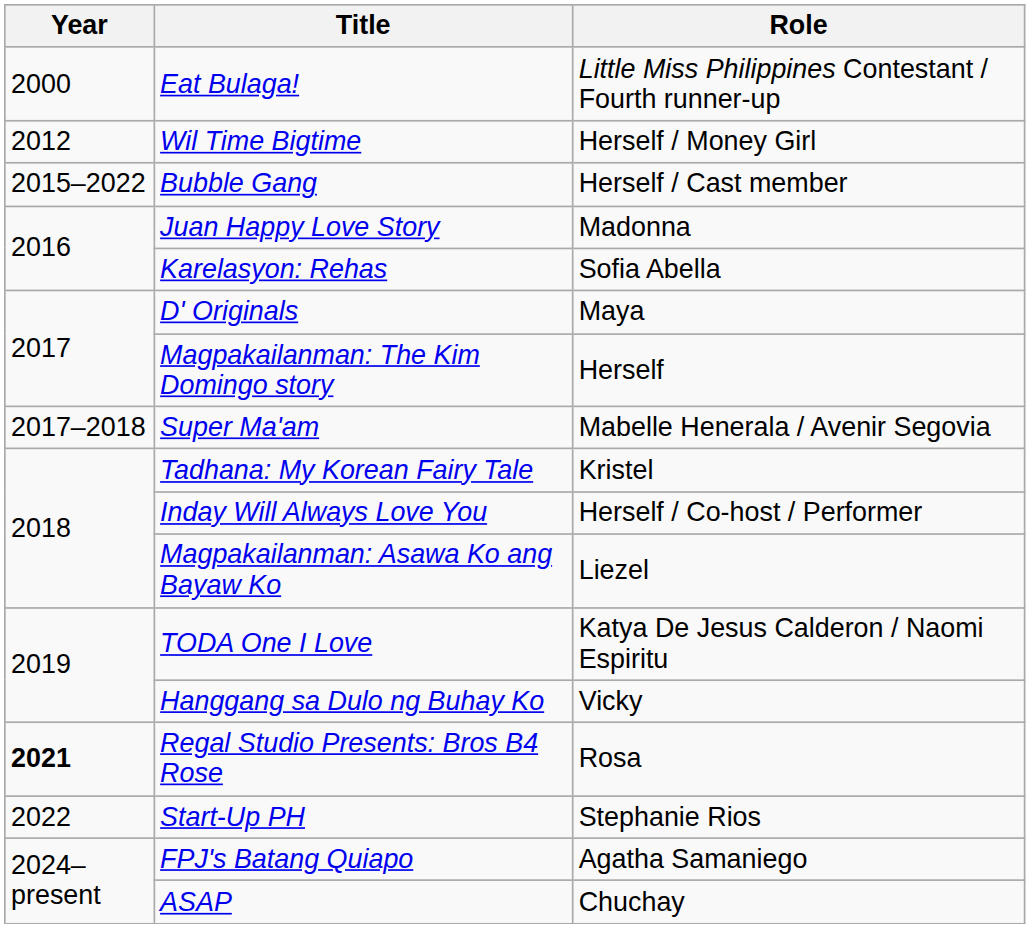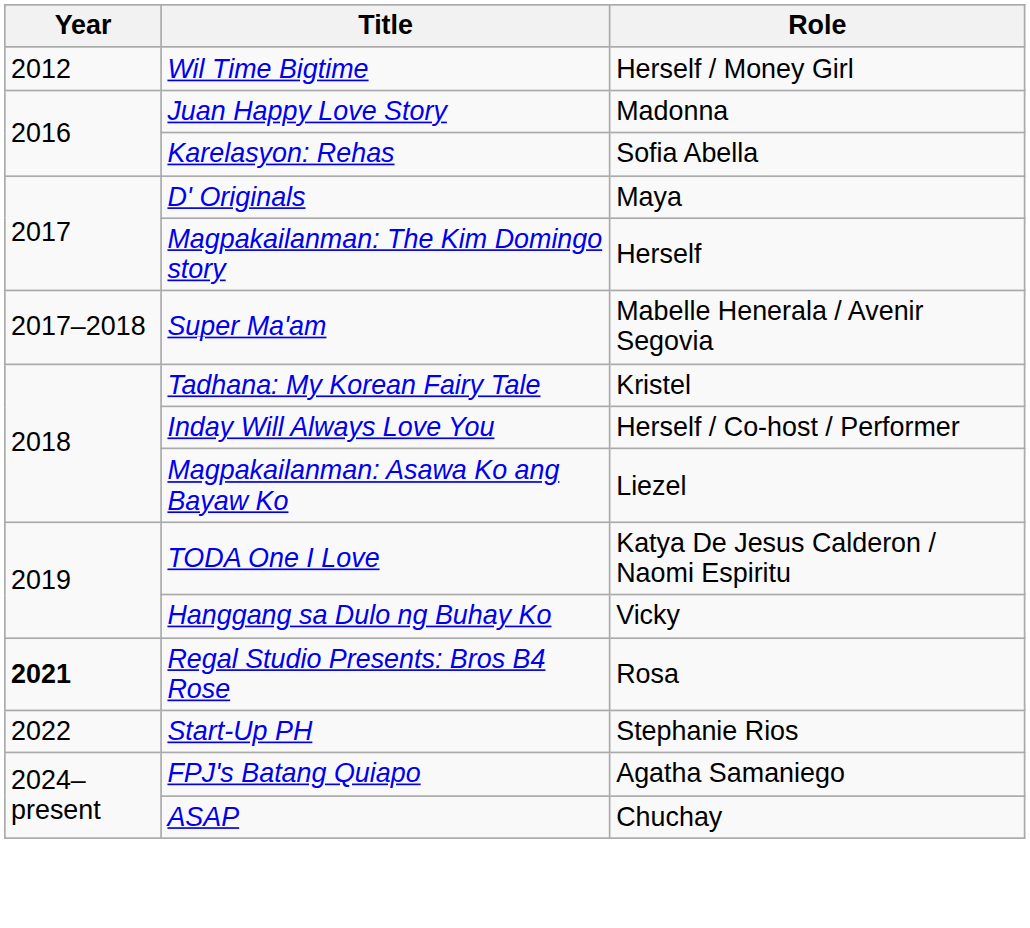- row: (230, 83)
- row: (239, 183)
